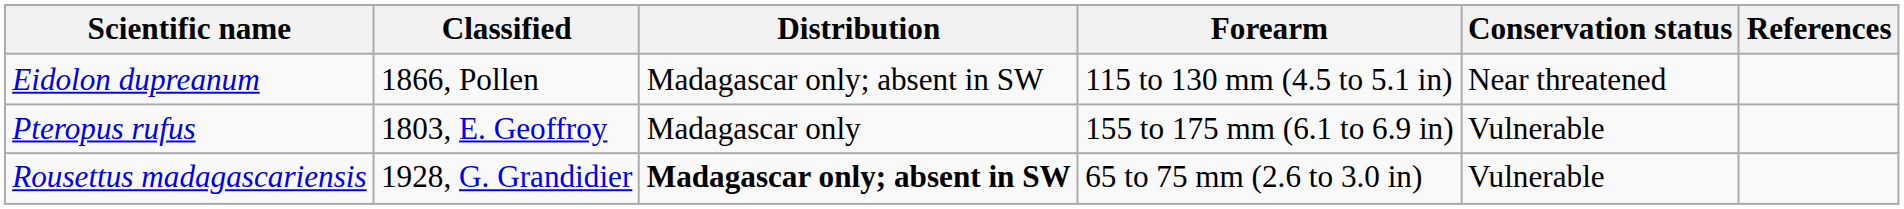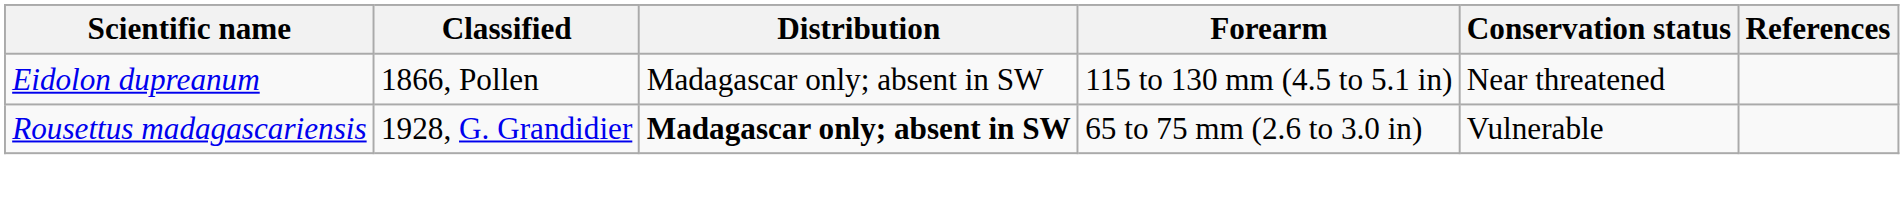- row: (104, 128)
